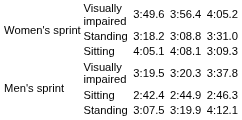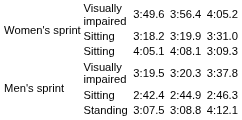(106, 36) Standing -> (99, 36) Sitting
(186, 36) 3:08.8 -> (186, 36) 3:19.9
(186, 110) 3:19.9 -> (186, 110) 3:08.8
